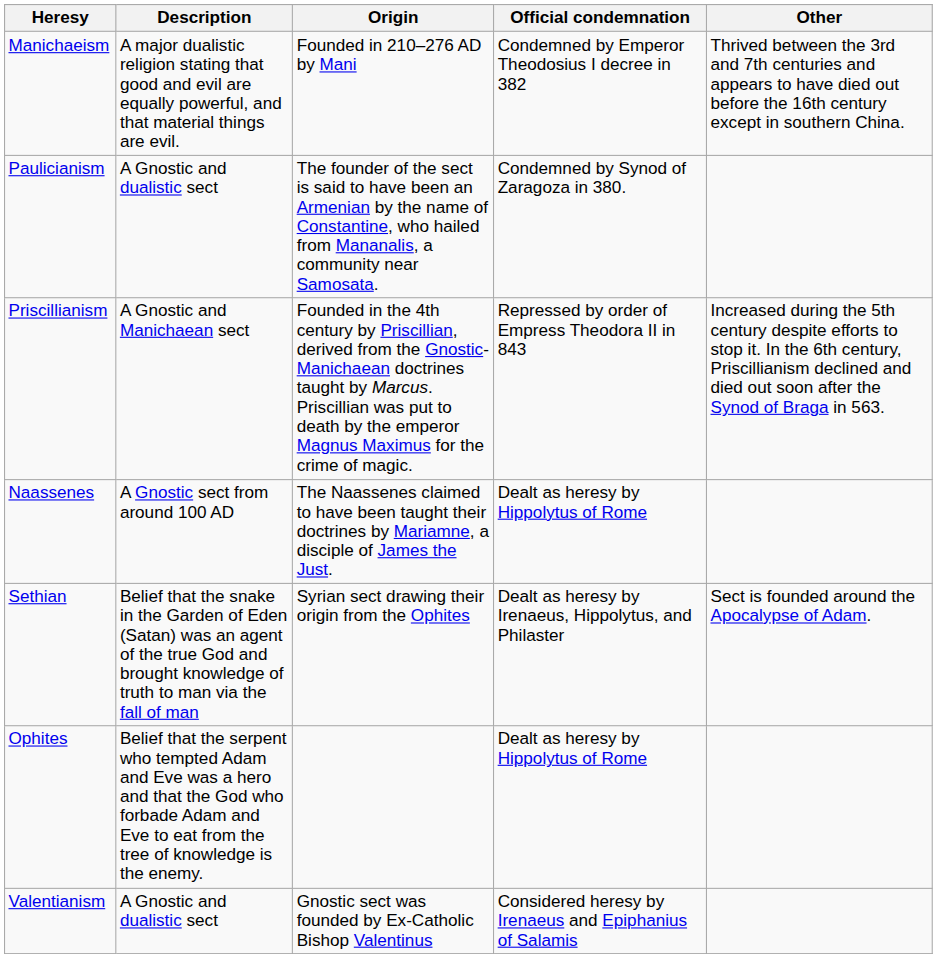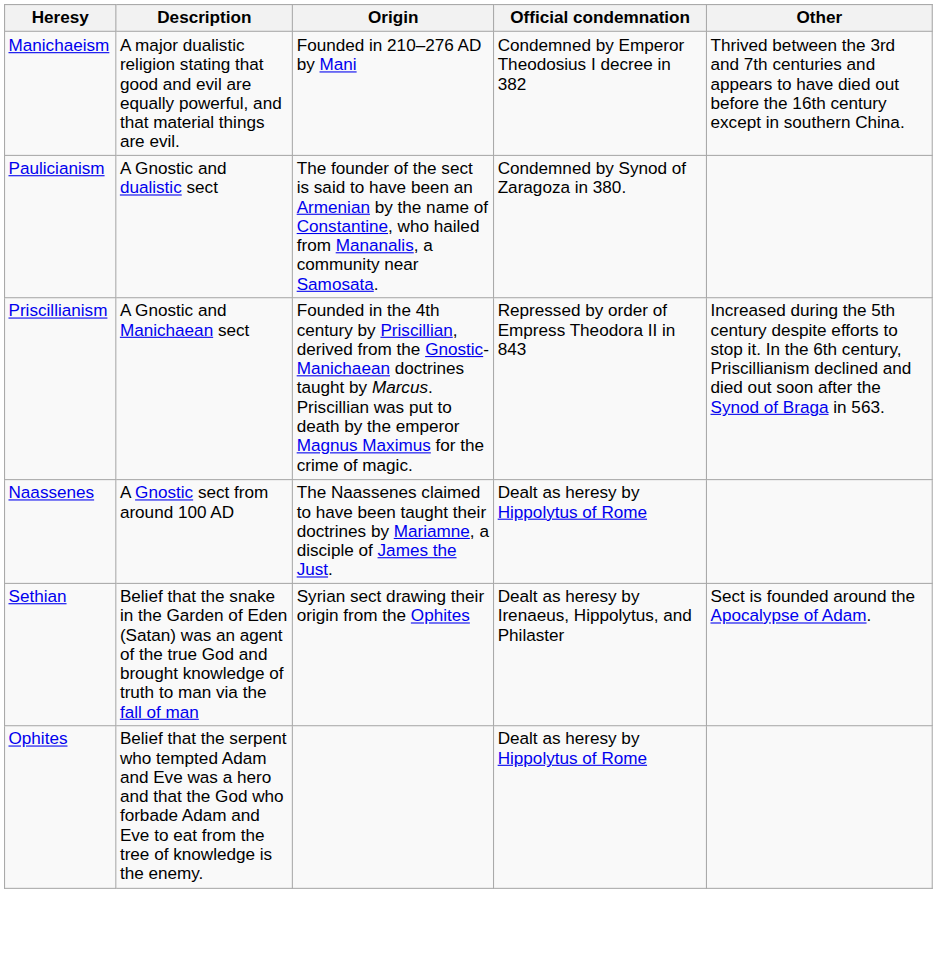- row: (57, 901)
